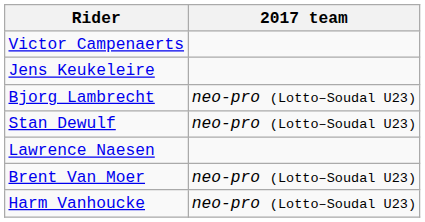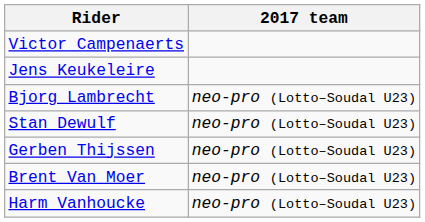- row: (82, 150)
+ row: (82, 150)
